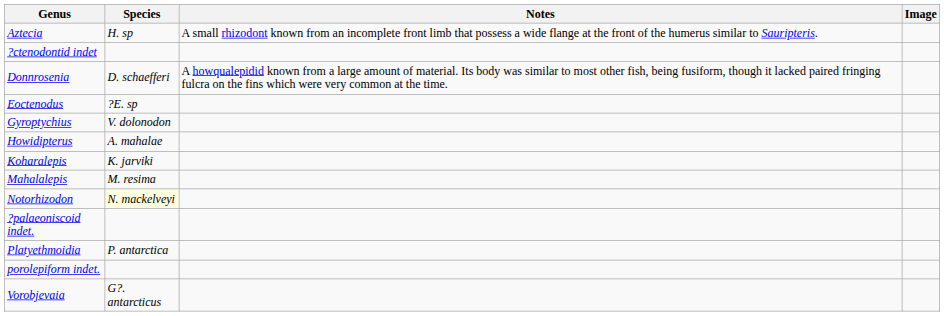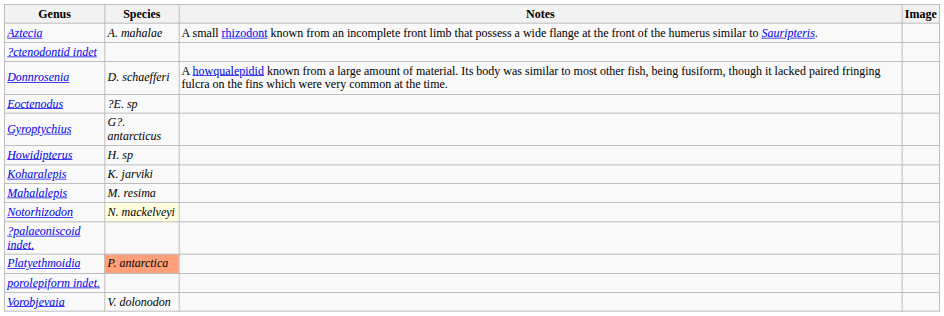(120, 33) H. sp -> (135, 33) A. mahalae
(139, 122) V. dolonodon -> (134, 129) G?. antarcticus
(135, 141) A. mahalae -> (120, 155) H. sp
(138, 250) no background -> (138, 263) lightsalmon background
(134, 295) G?. antarcticus -> (139, 301) V. dolonodon
